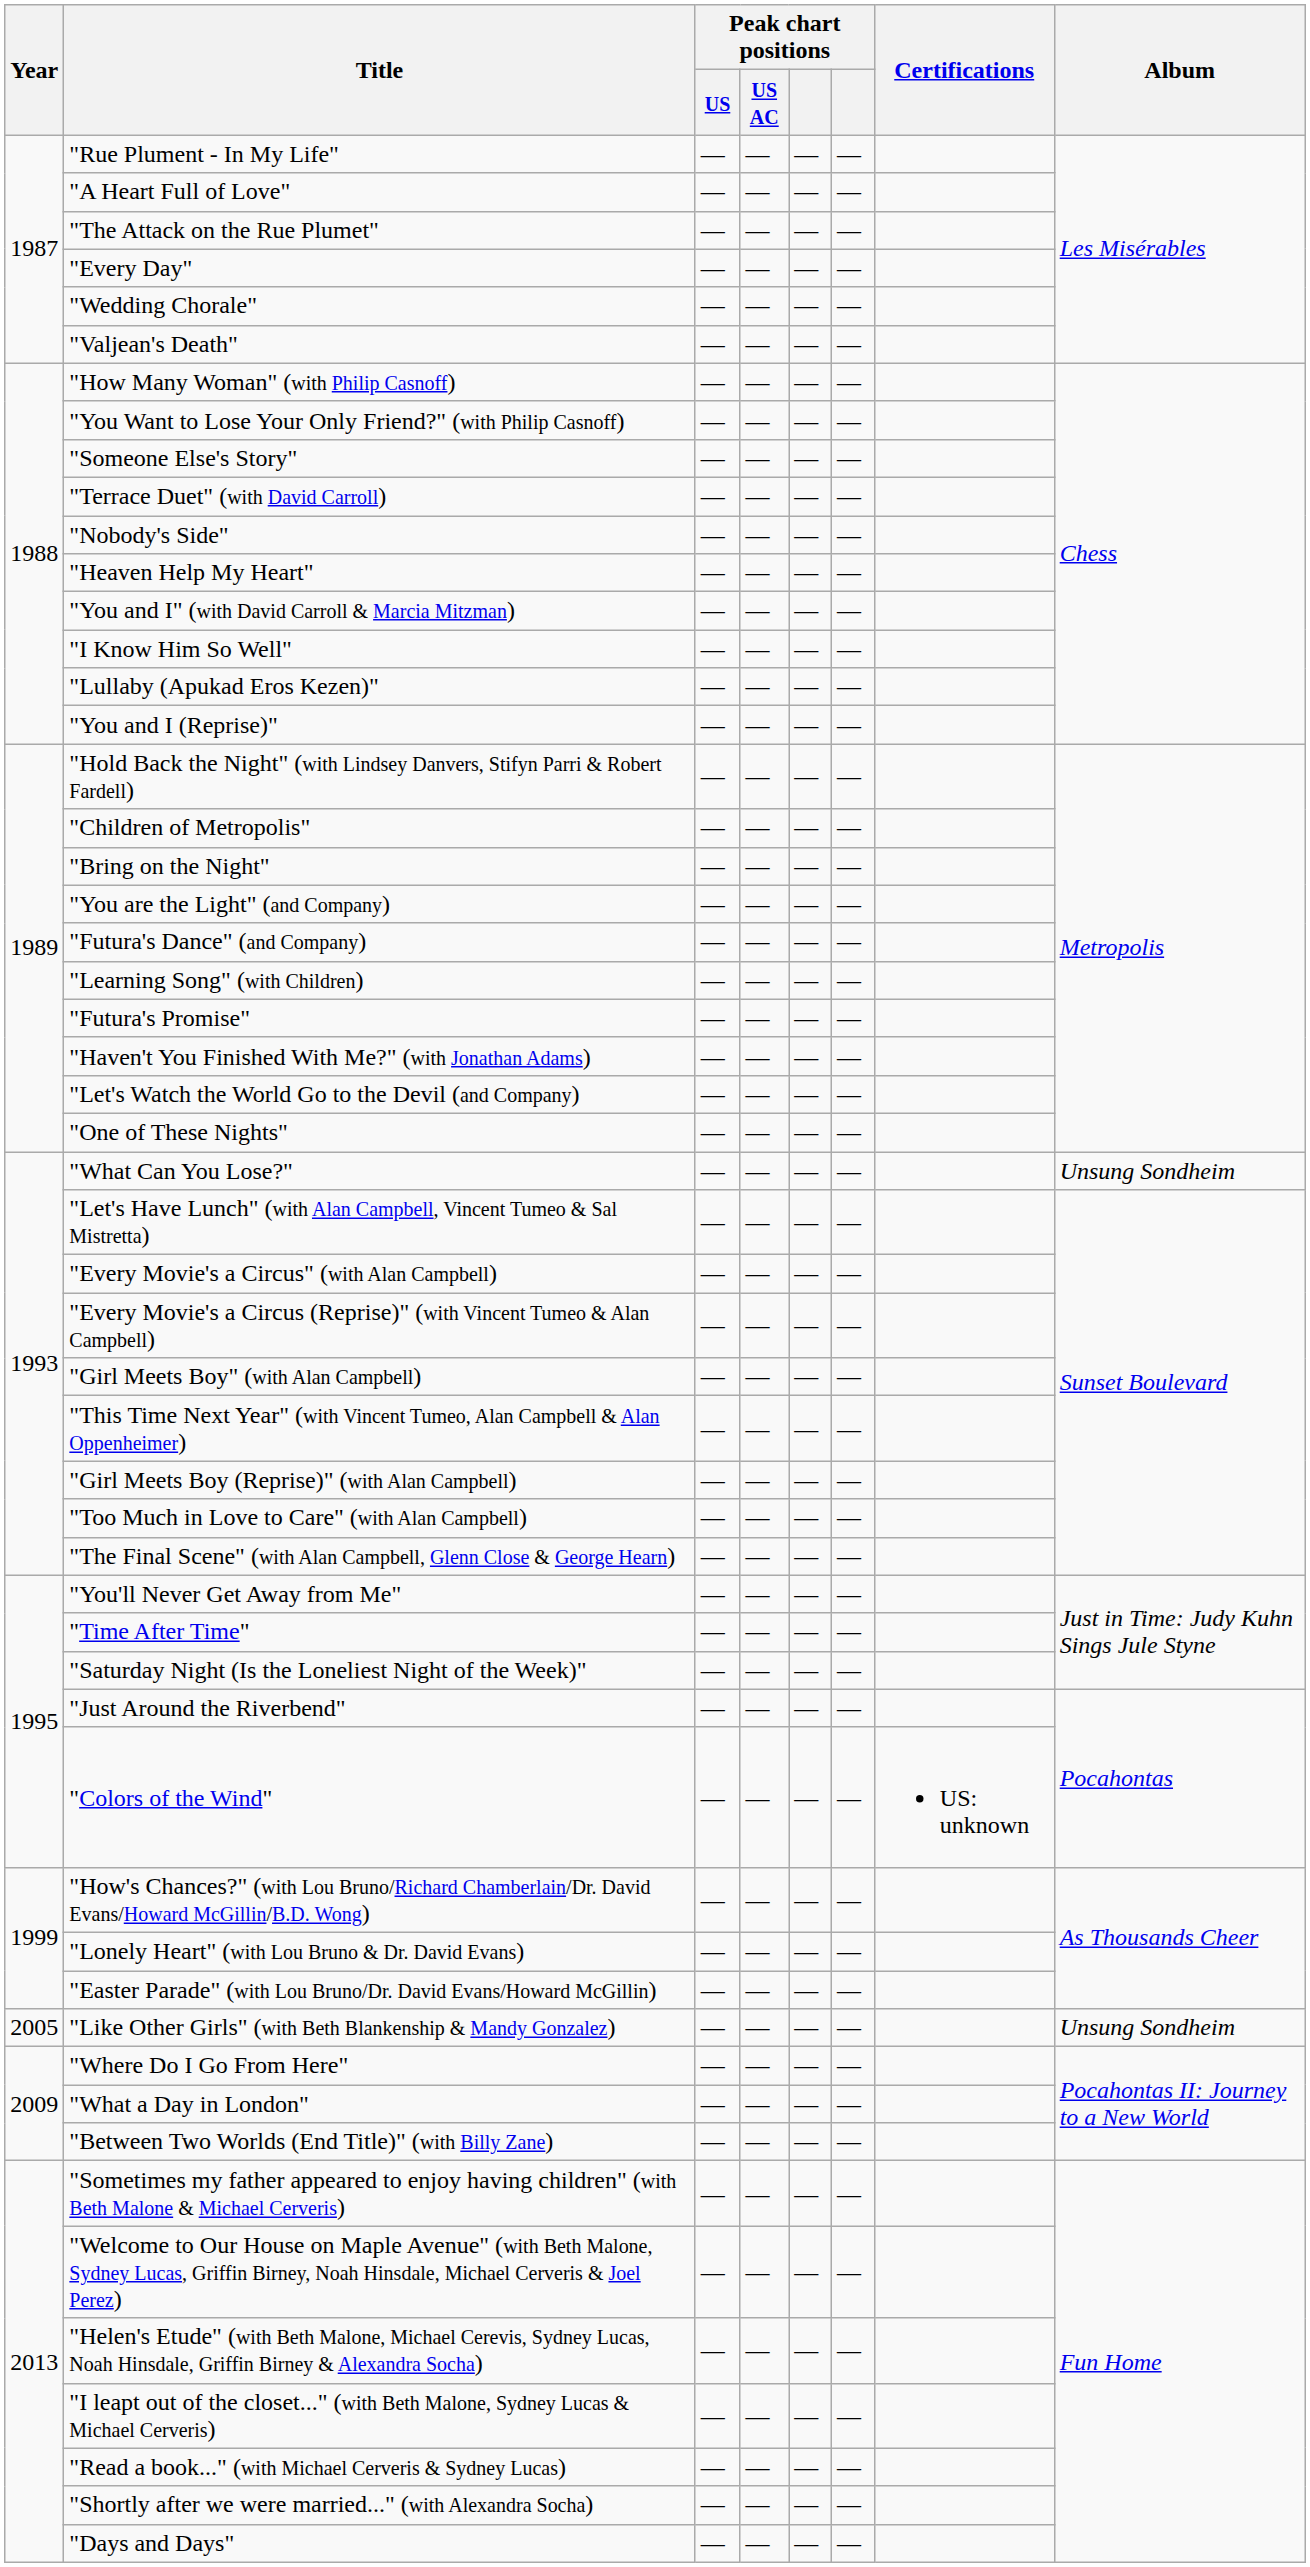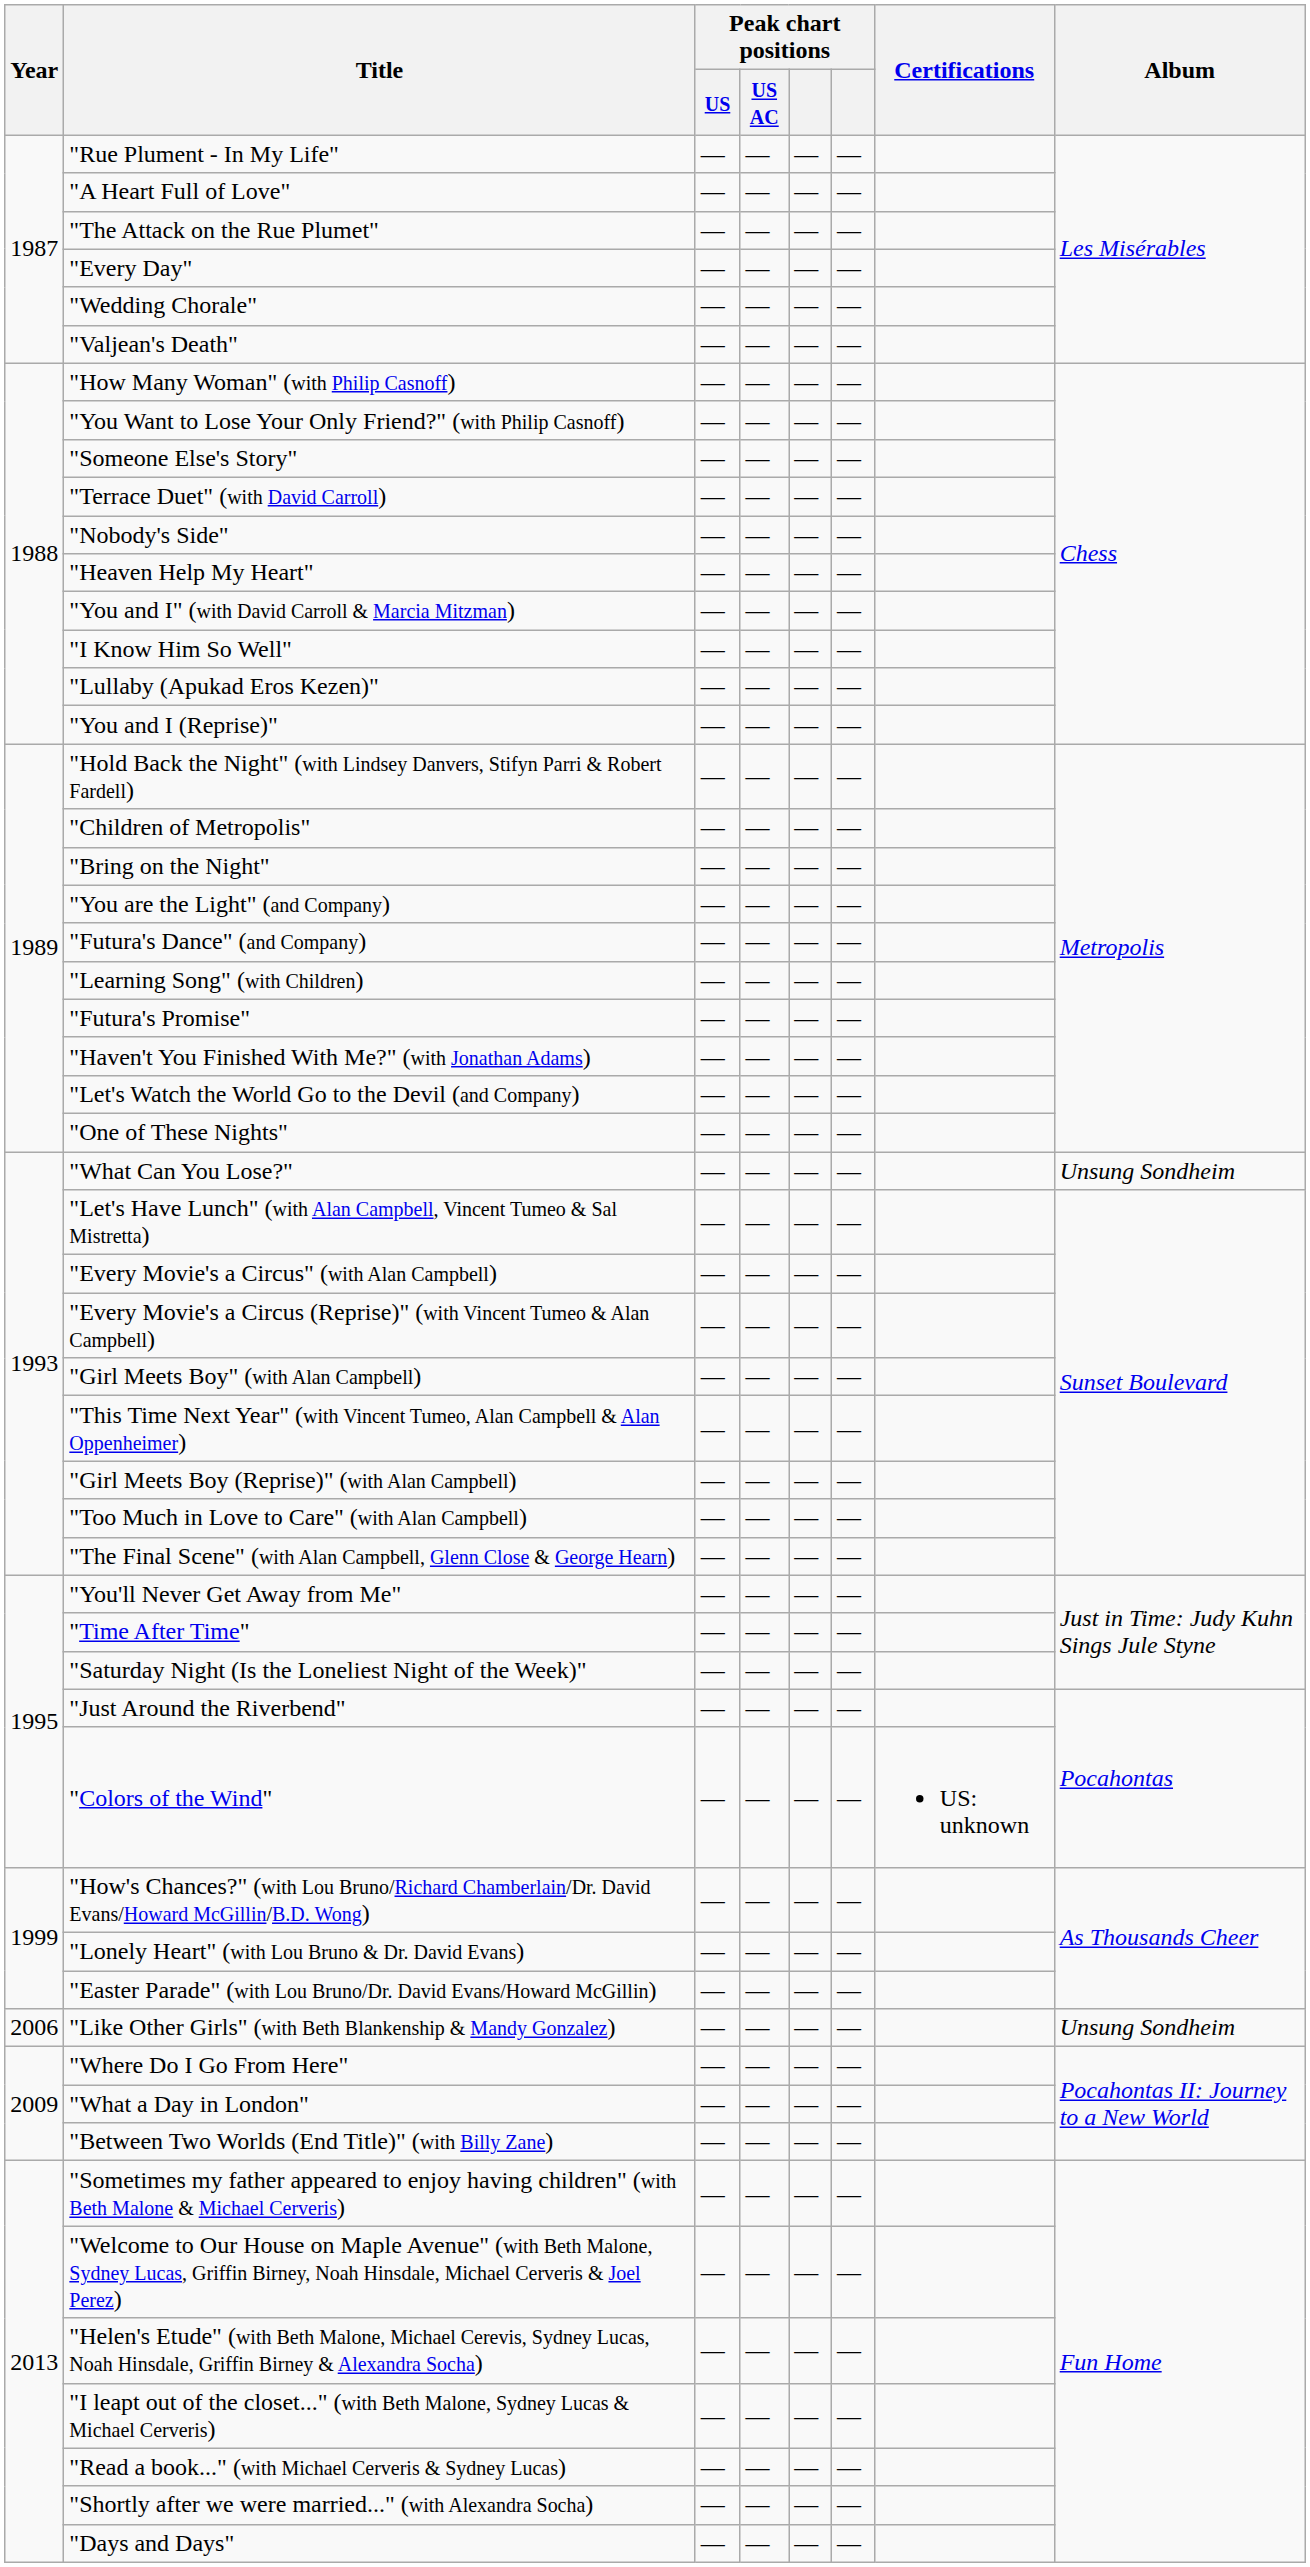(34, 2027) 2005 -> (34, 2027) 2006
